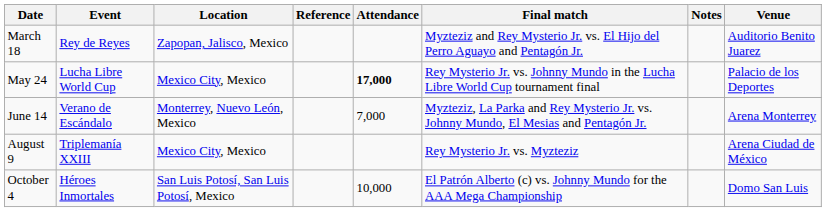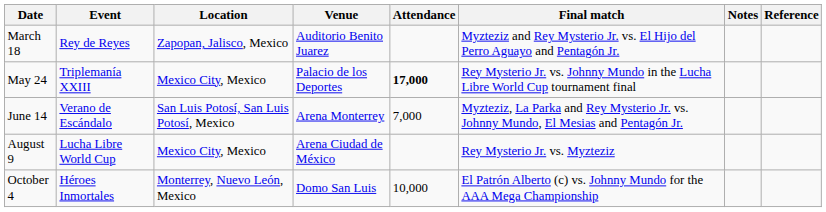columns swapped: (773, 14) <-> (323, 14)
(91, 79) Lucha Libre World Cup -> (90, 79) Triplemanía XXIII
(220, 115) Monterrey, Nuevo León, Mexico -> (223, 115) San Luis Potosí, San Luis Potosí, Mexico
(90, 151) Triplemanía XXIII -> (91, 151) Lucha Libre World Cup
(223, 187) San Luis Potosí, San Luis Potosí, Mexico -> (220, 187) Monterrey, Nuevo León, Mexico
